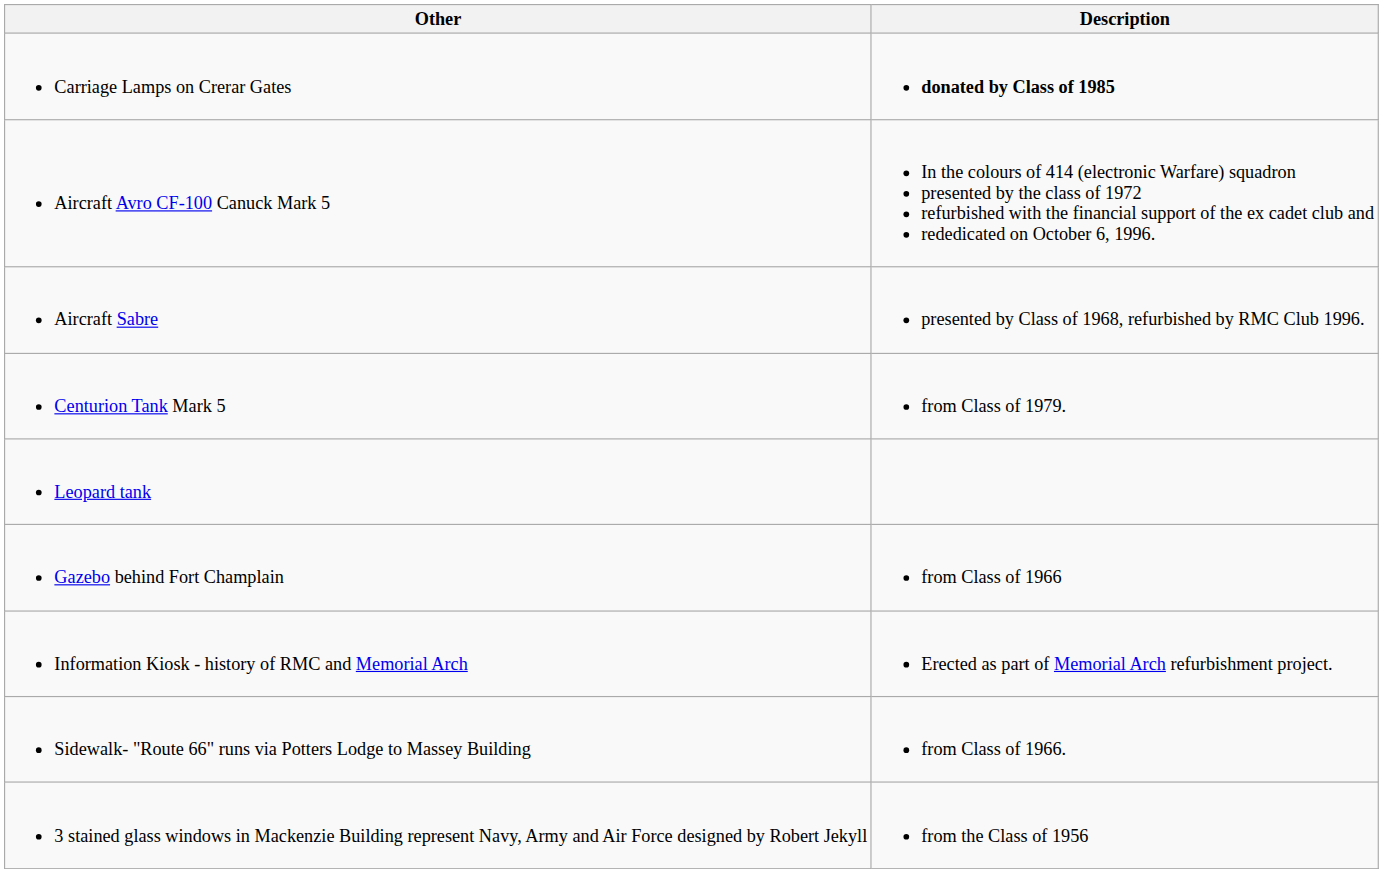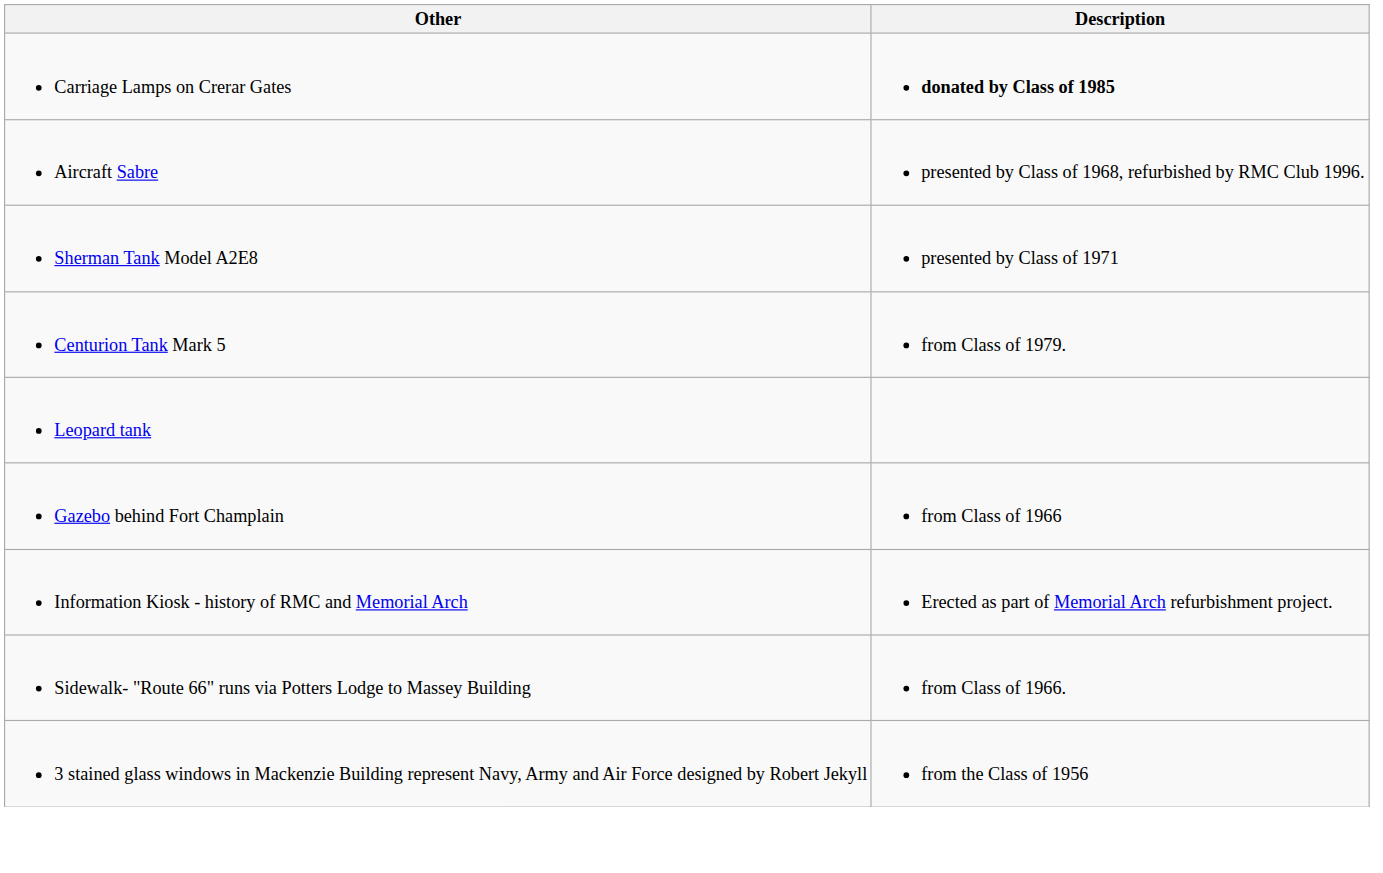- row: (438, 203)
+ row: (438, 259)
